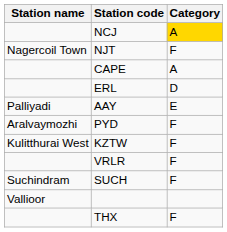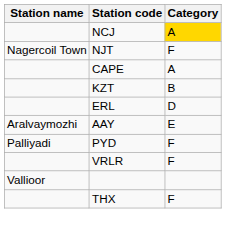+ row: (103, 87)
(29, 106) Palliyadi -> (42, 124) Aralvaymozhi
(42, 124) Aralvaymozhi -> (29, 143) Palliyadi
- row: (111, 143)
- row: (111, 180)
